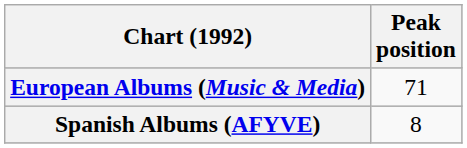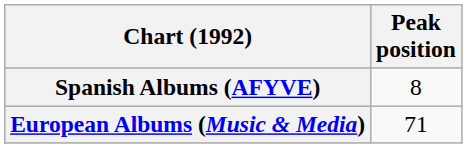rows swapped: (188, 86) <-> (188, 124)
